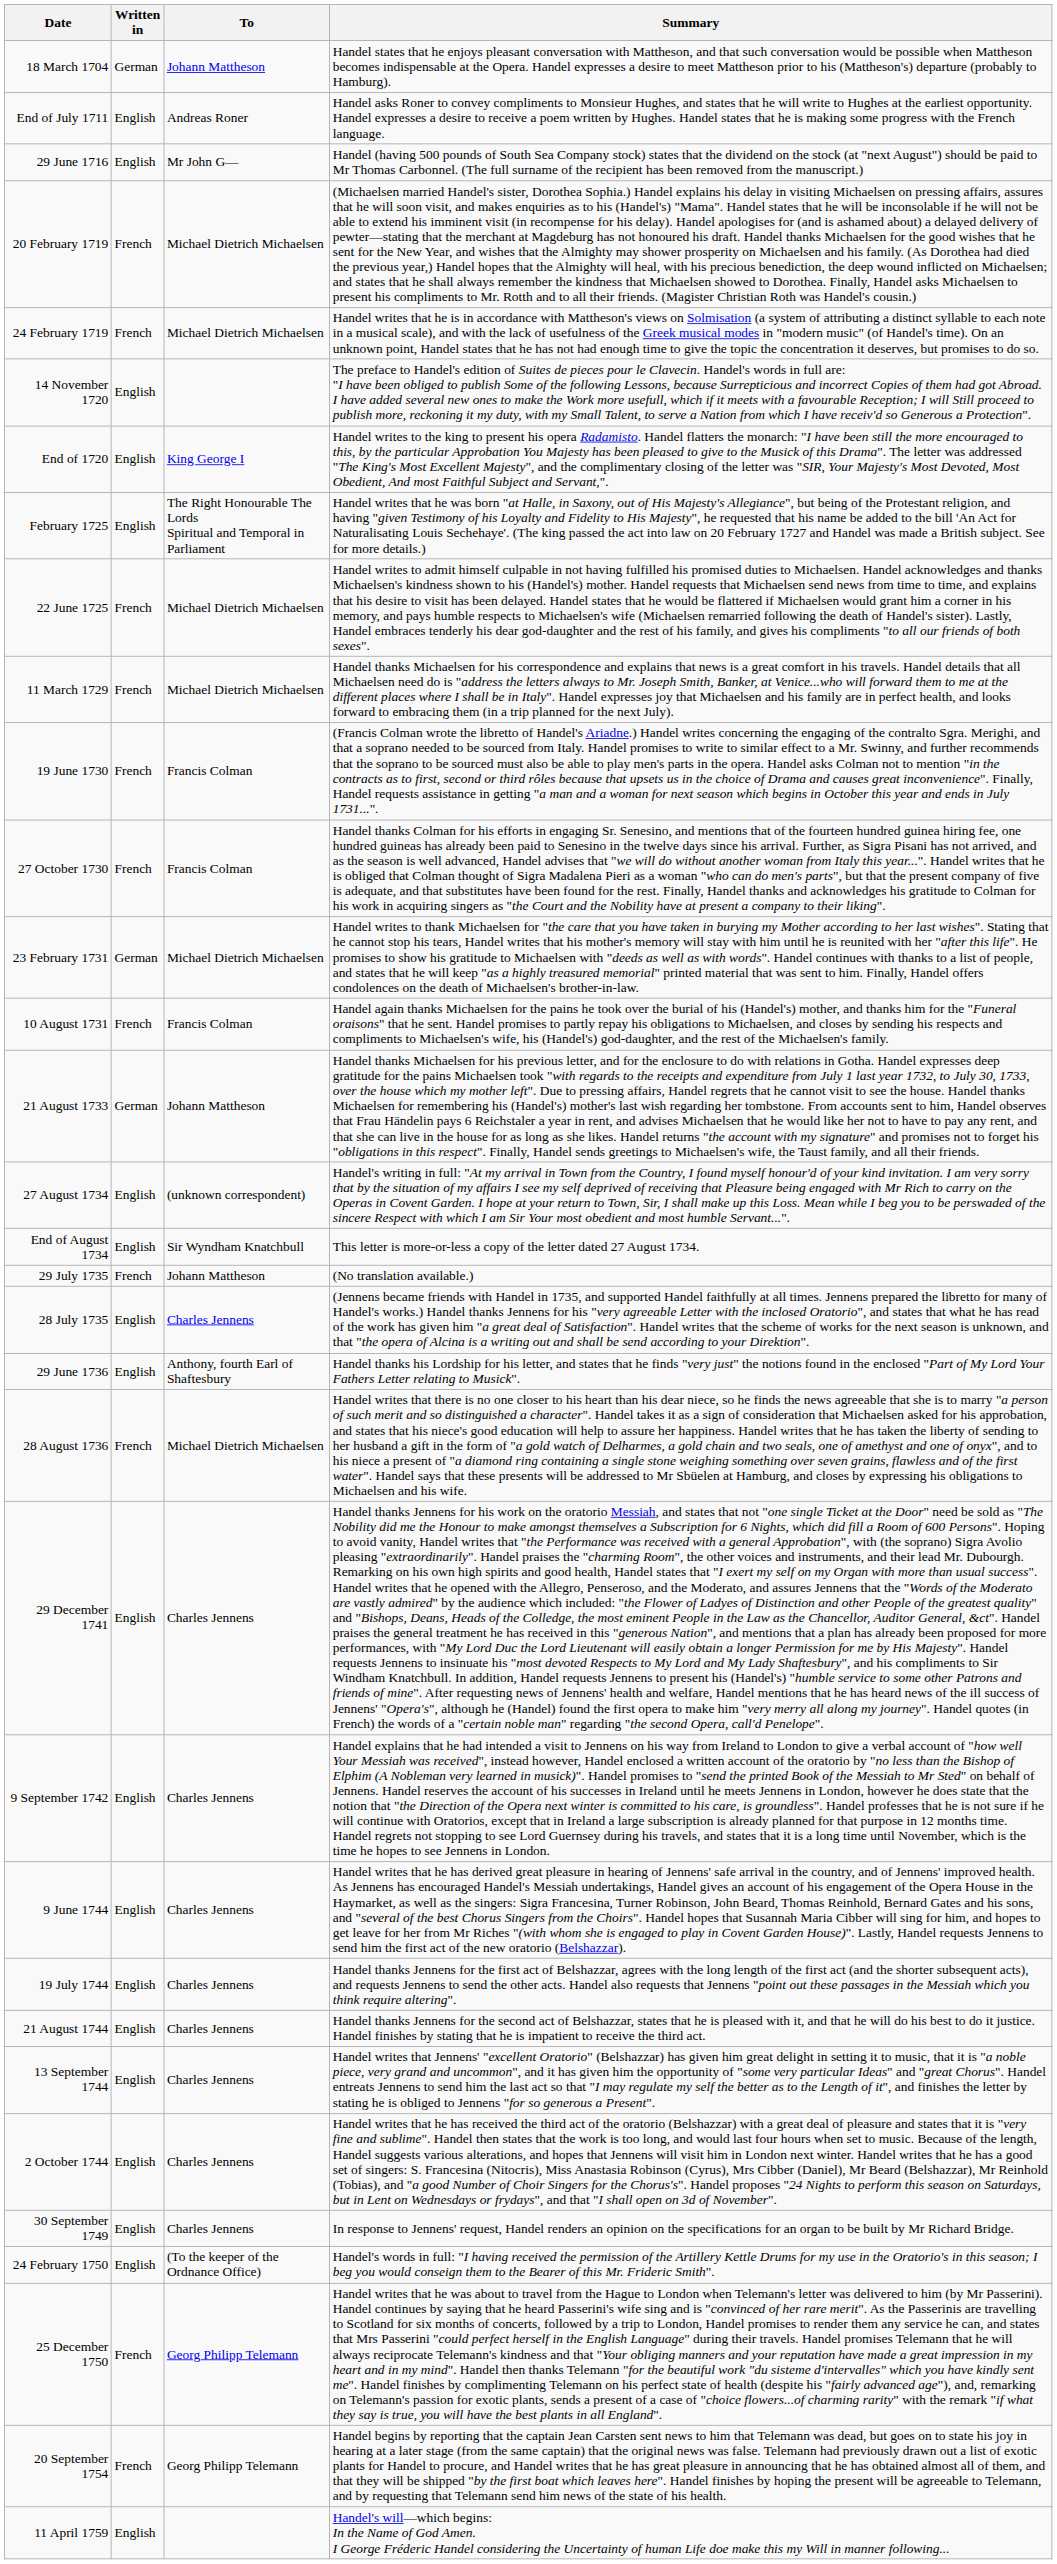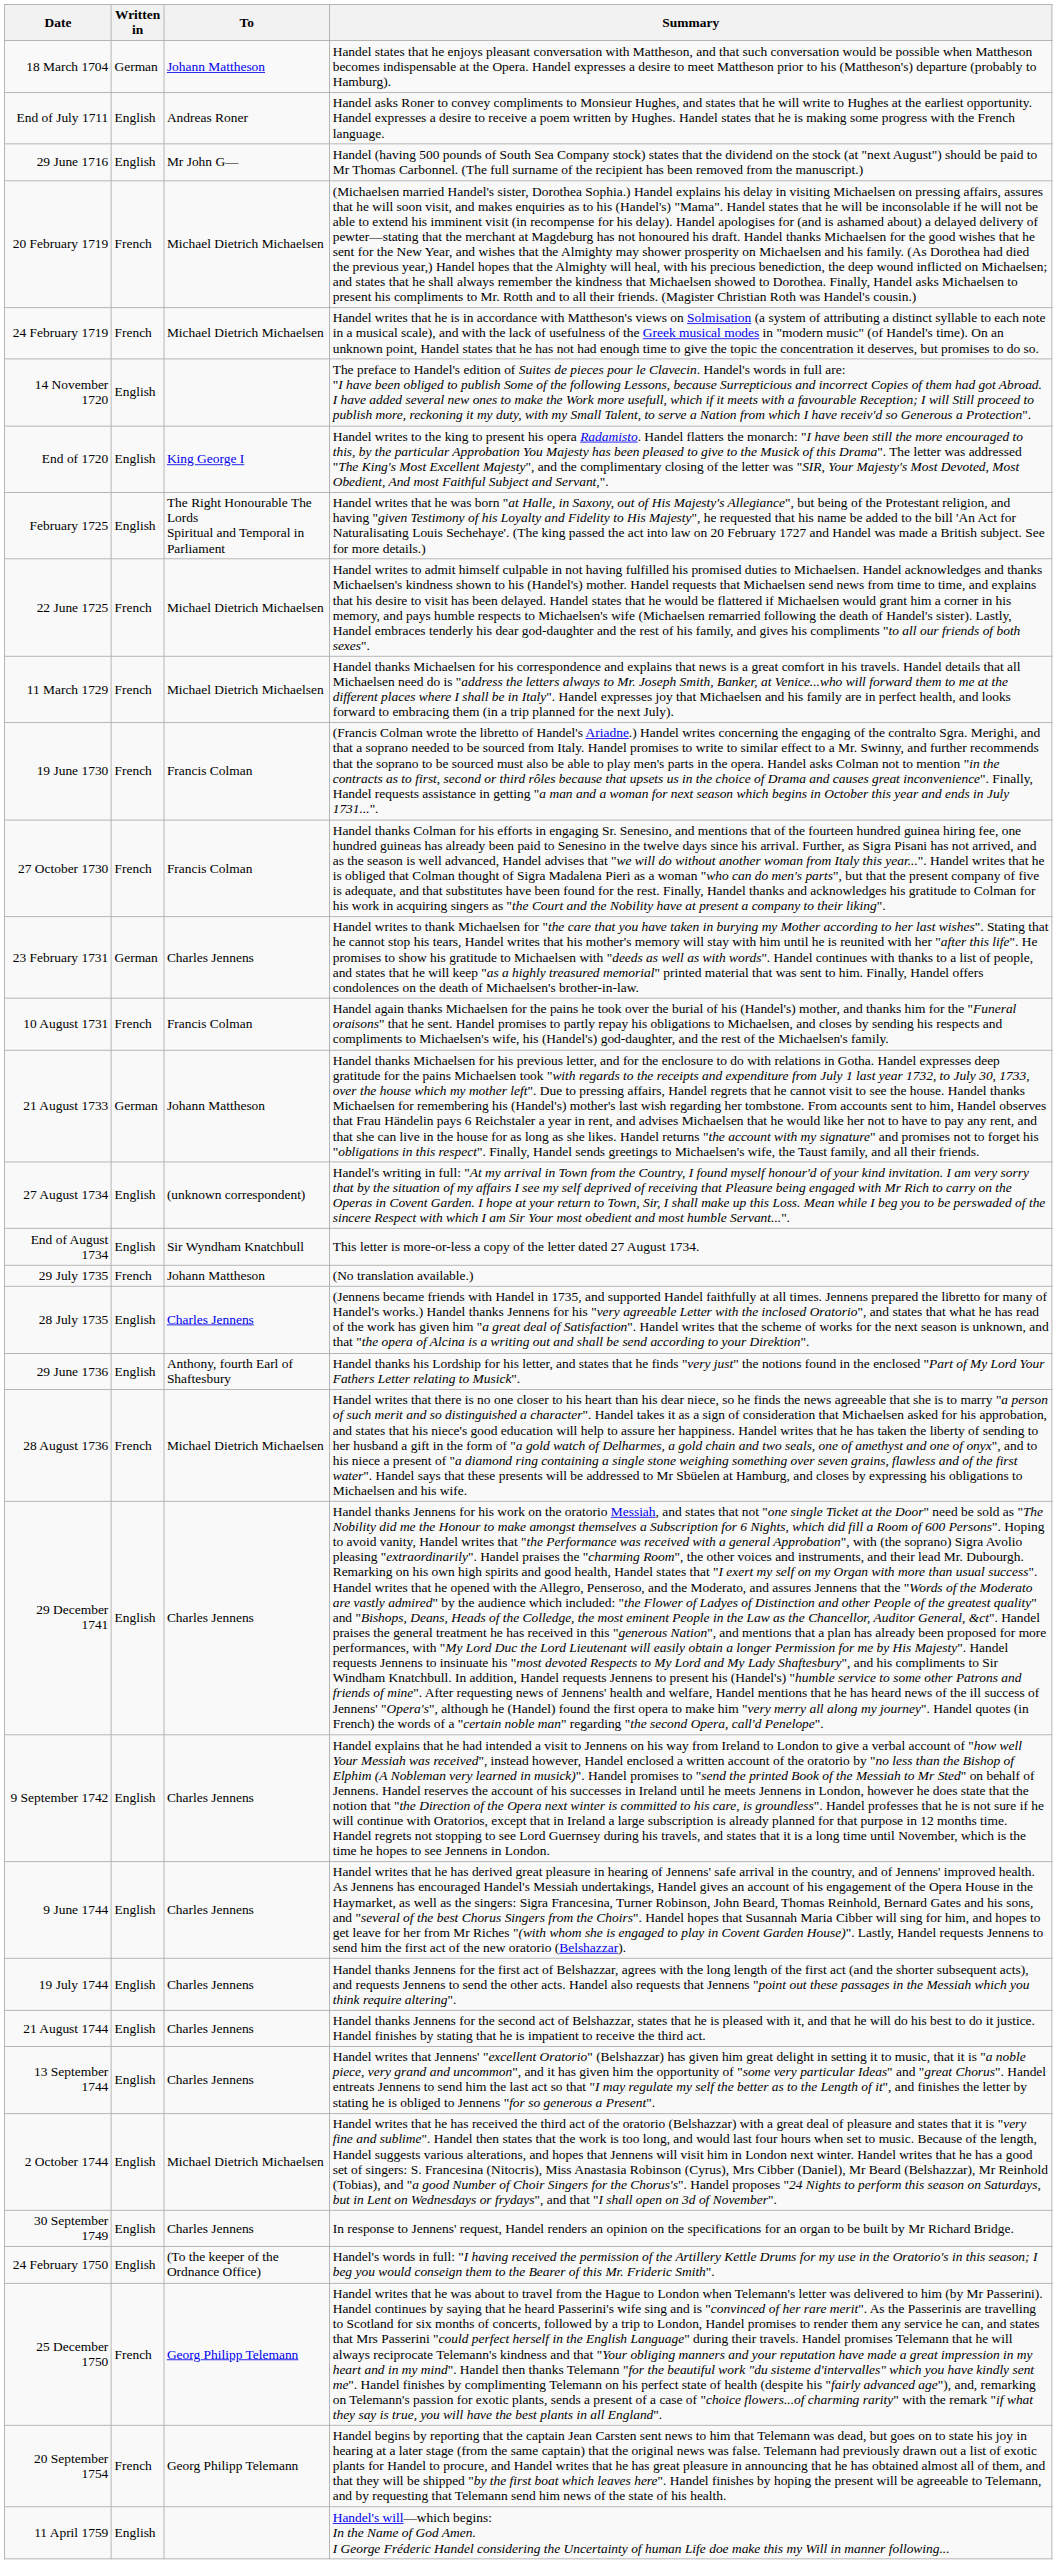(245, 957) Michael Dietrich Michaelsen -> (210, 957) Charles Jennens
(210, 2161) Charles Jennens -> (245, 2161) Michael Dietrich Michaelsen
